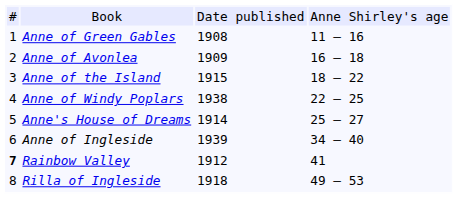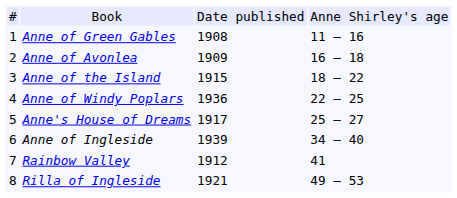(212, 99) 1938 -> (212, 99) 1936
(212, 119) 1914 -> (212, 119) 1917
(13, 160) bold -> (13, 160) normal
(212, 181) 1918 -> (212, 181) 1921
